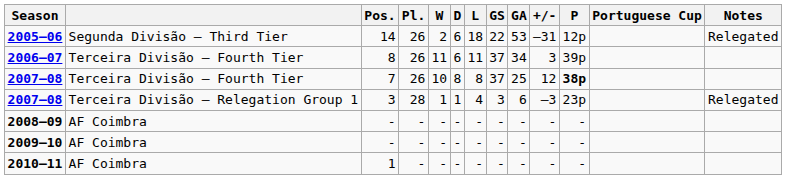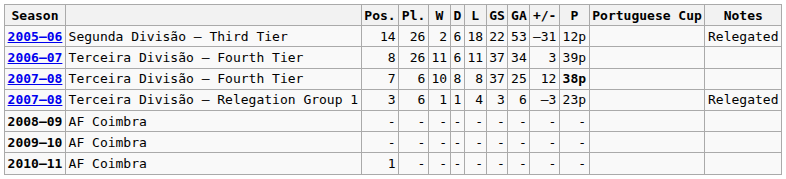(418, 79) 26 -> (421, 79) 6
(418, 100) 28 -> (421, 100) 6
